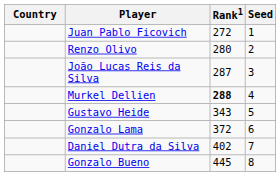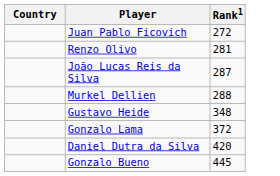- column: (261, 14)
(222, 49) 280 -> (222, 49) 281
(222, 95) bold -> (222, 95) normal
(222, 112) 343 -> (222, 112) 348
(222, 146) 402 -> (222, 146) 420
